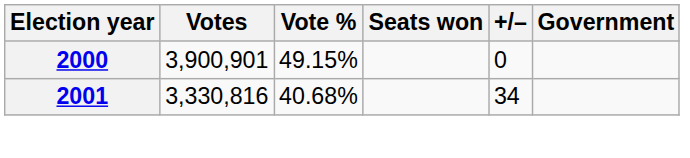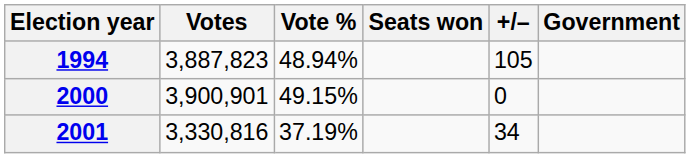+ row: (82, 59)
(318, 96) 40.68% -> (318, 133) 37.19%
